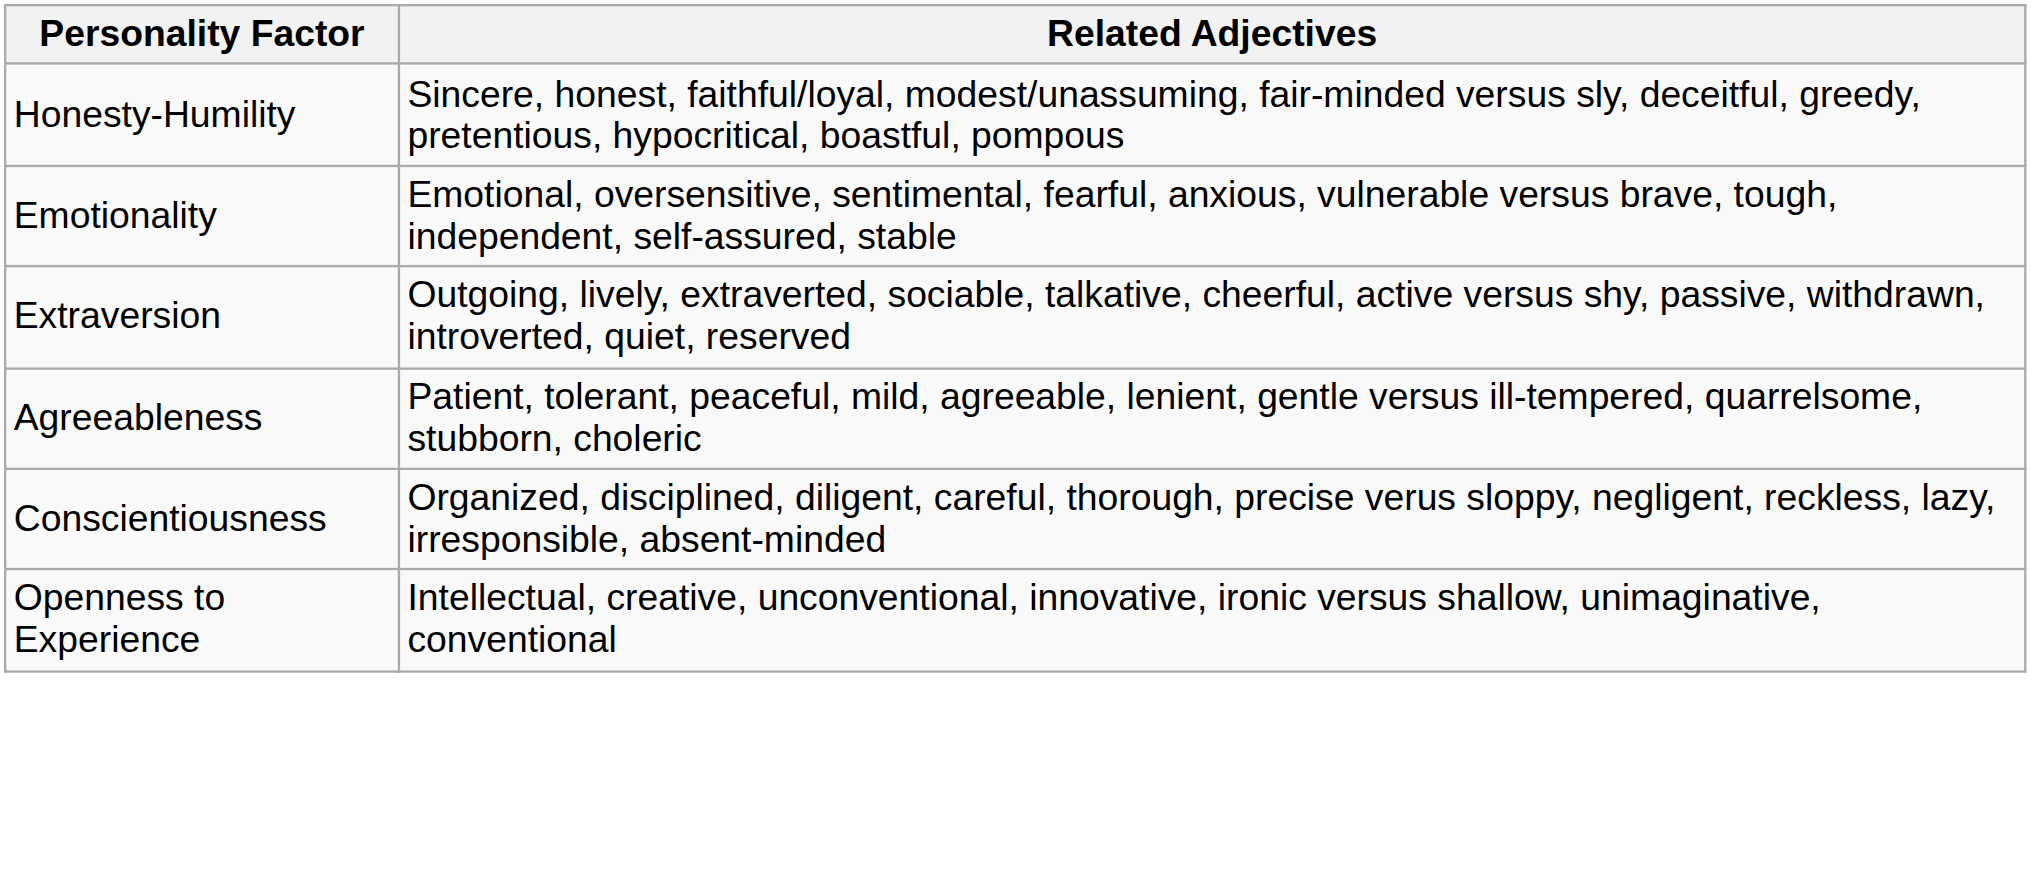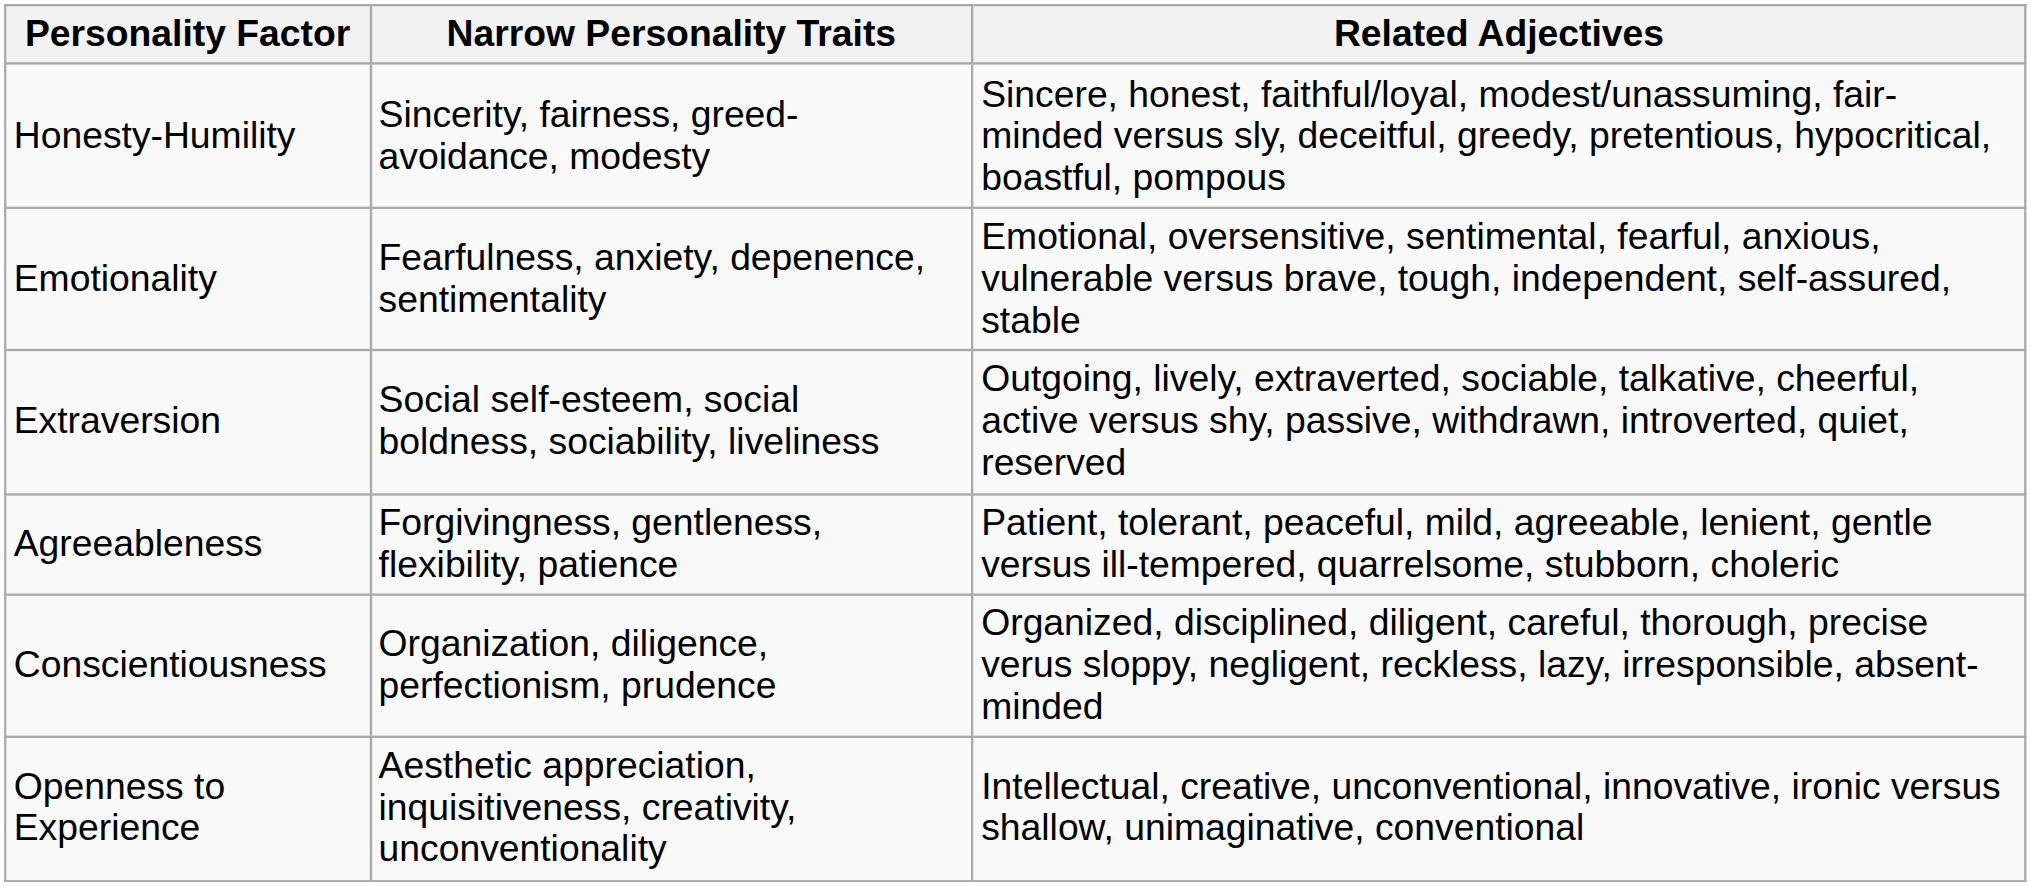+ column: (671, 34)
